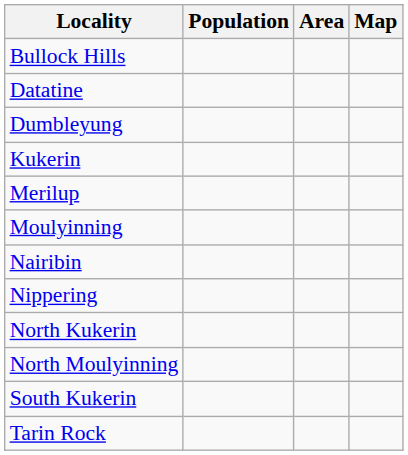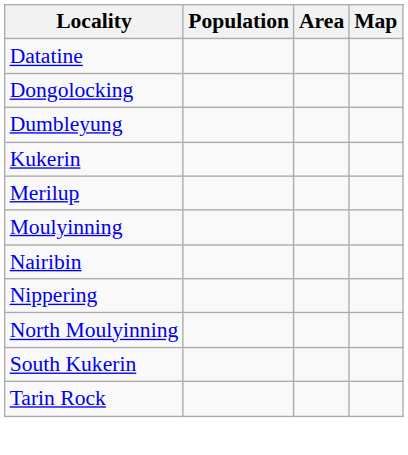- row: (68, 55)
+ row: (71, 90)
- row: (73, 329)
